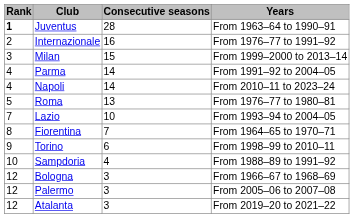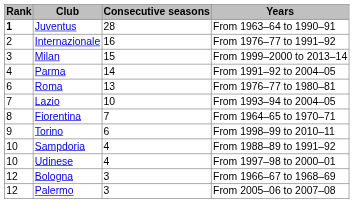- row: (50, 86)
(9, 101) 5 -> (9, 86) 6
+ row: (54, 161)
- row: (54, 206)
